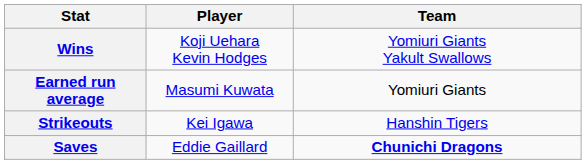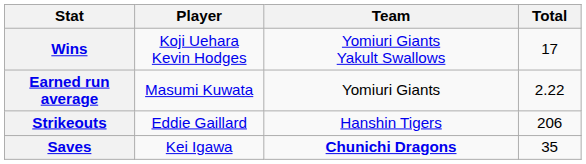+ column: (550, 16)
(220, 123) Kei Igawa -> (199, 123) Eddie Gaillard
(220, 147) Eddie Gaillard -> (199, 147) Kei Igawa
